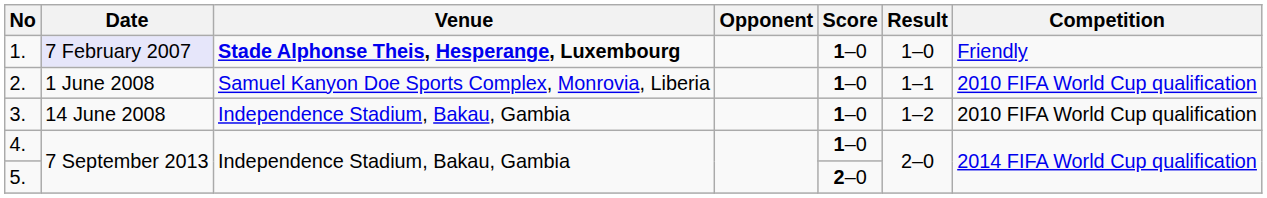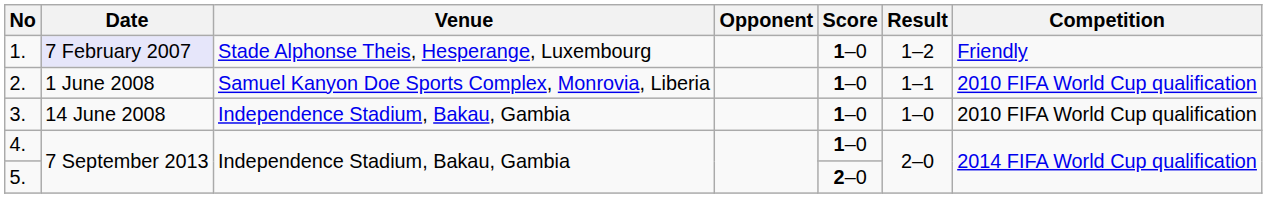(449, 51) bold -> (435, 51) normal
(917, 51) 1–0 -> (917, 51) 1–2
(917, 114) 1–2 -> (917, 114) 1–0
